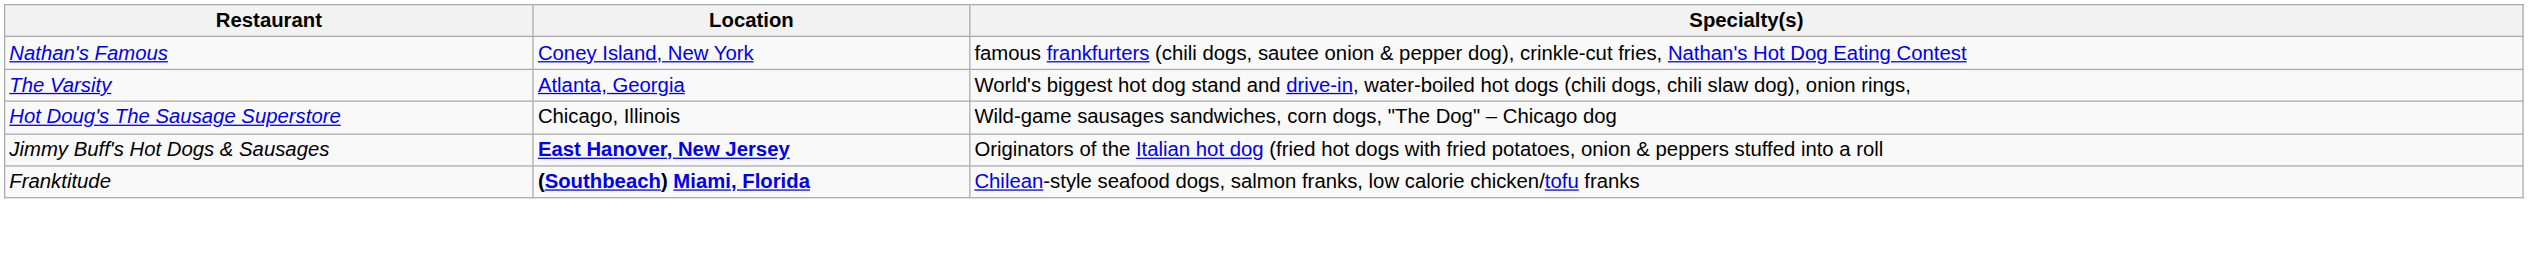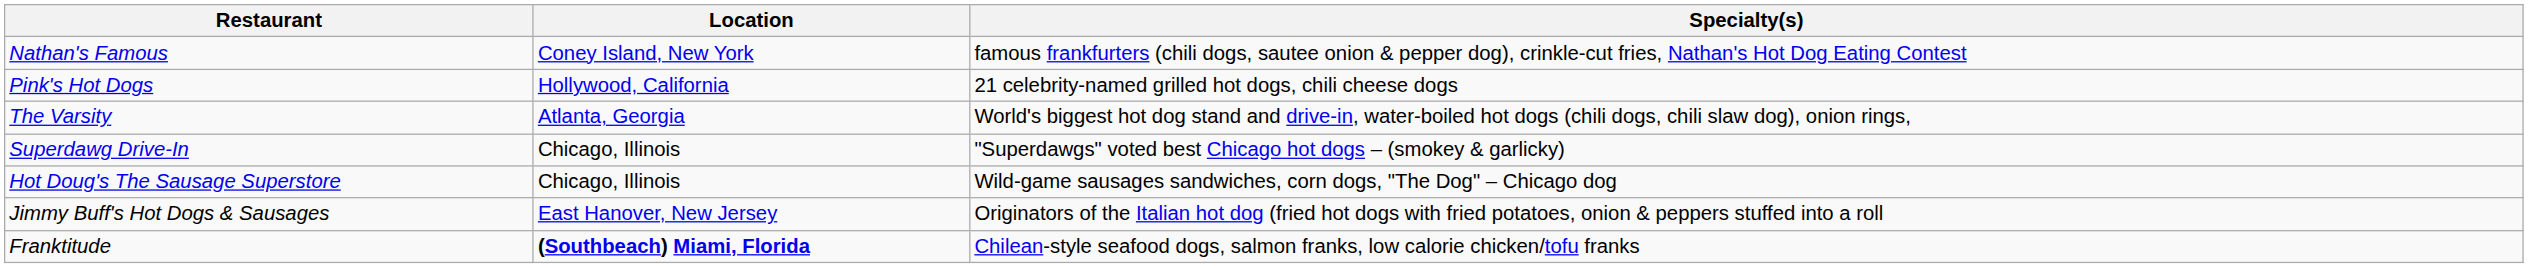+ row: (81, 85)
+ row: (99, 149)
(664, 149) bold -> (658, 213) normal
